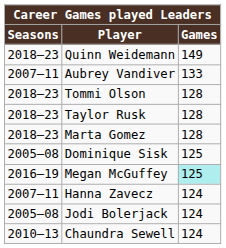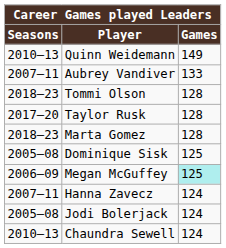(33, 54) 2018–23 -> (33, 54) 2010–13
(33, 114) 2018–23 -> (33, 114) 2017–20
(33, 174) 2016–19 -> (33, 174) 2006–09
